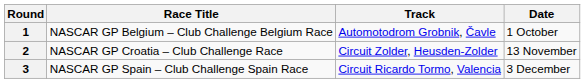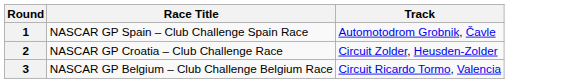- column: (542, 13)
(191, 32) NASCAR GP Belgium – Club Challenge Belgium Race -> (179, 32) NASCAR GP Spain – Club Challenge Spain Race
(179, 69) NASCAR GP Spain – Club Challenge Spain Race -> (191, 69) NASCAR GP Belgium – Club Challenge Belgium Race
